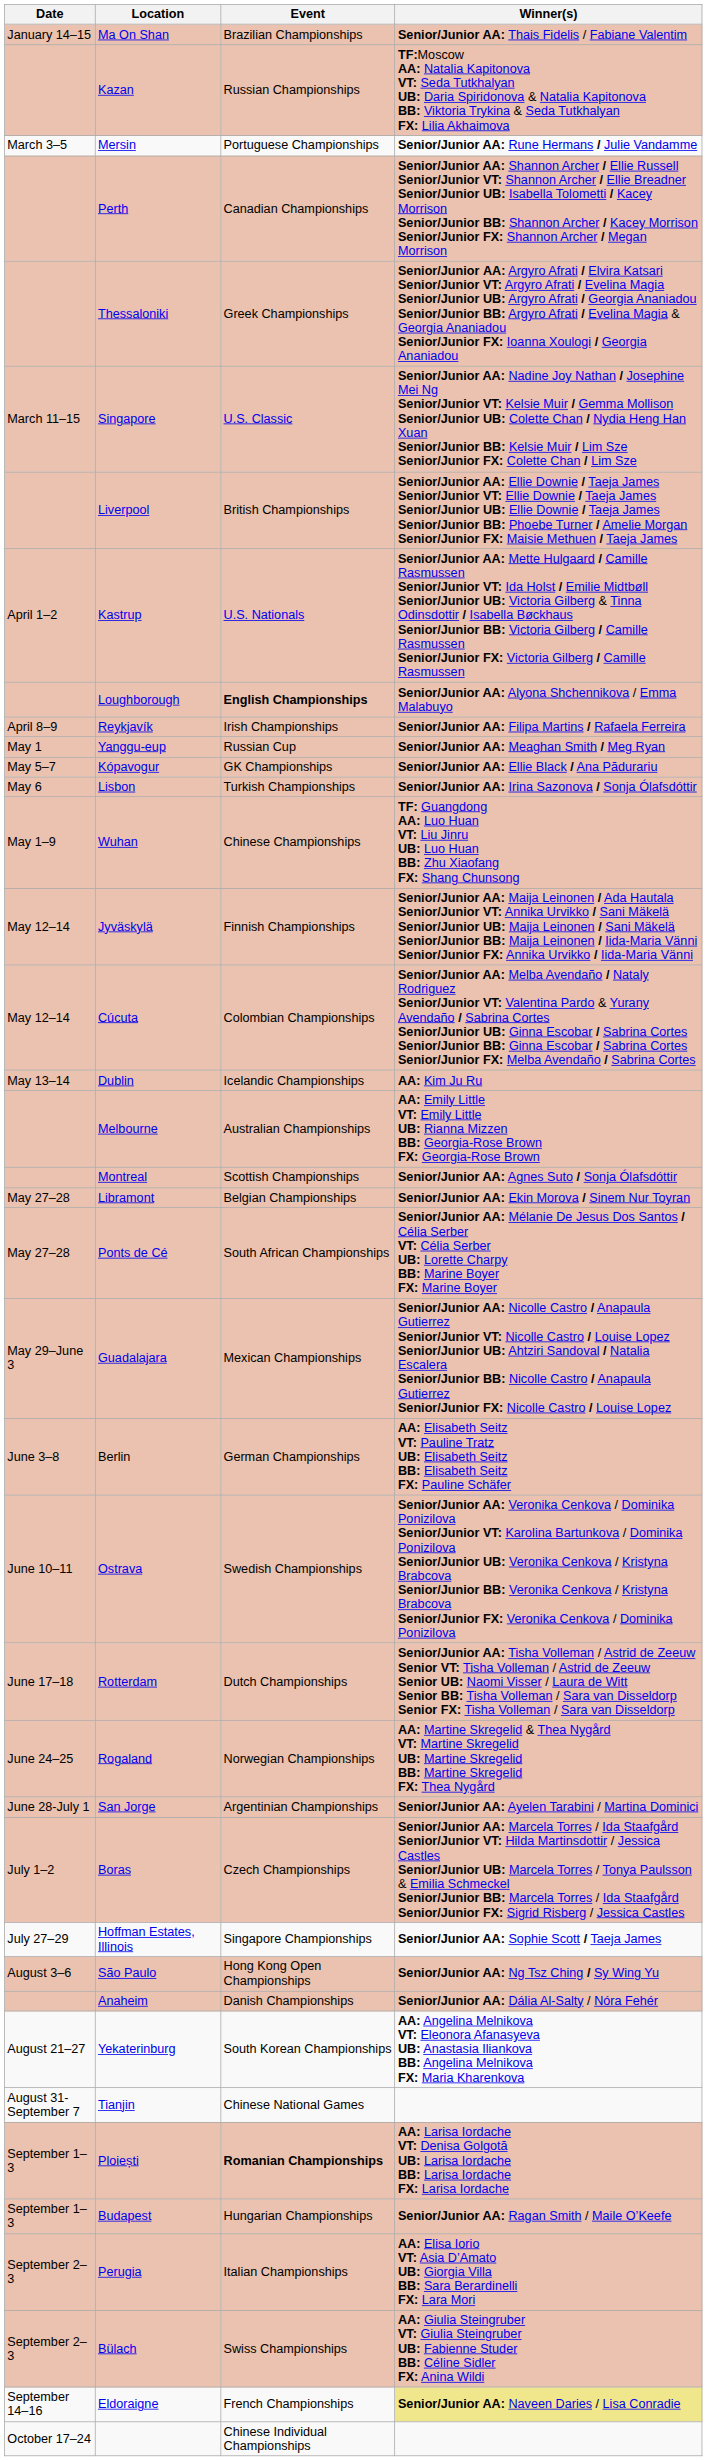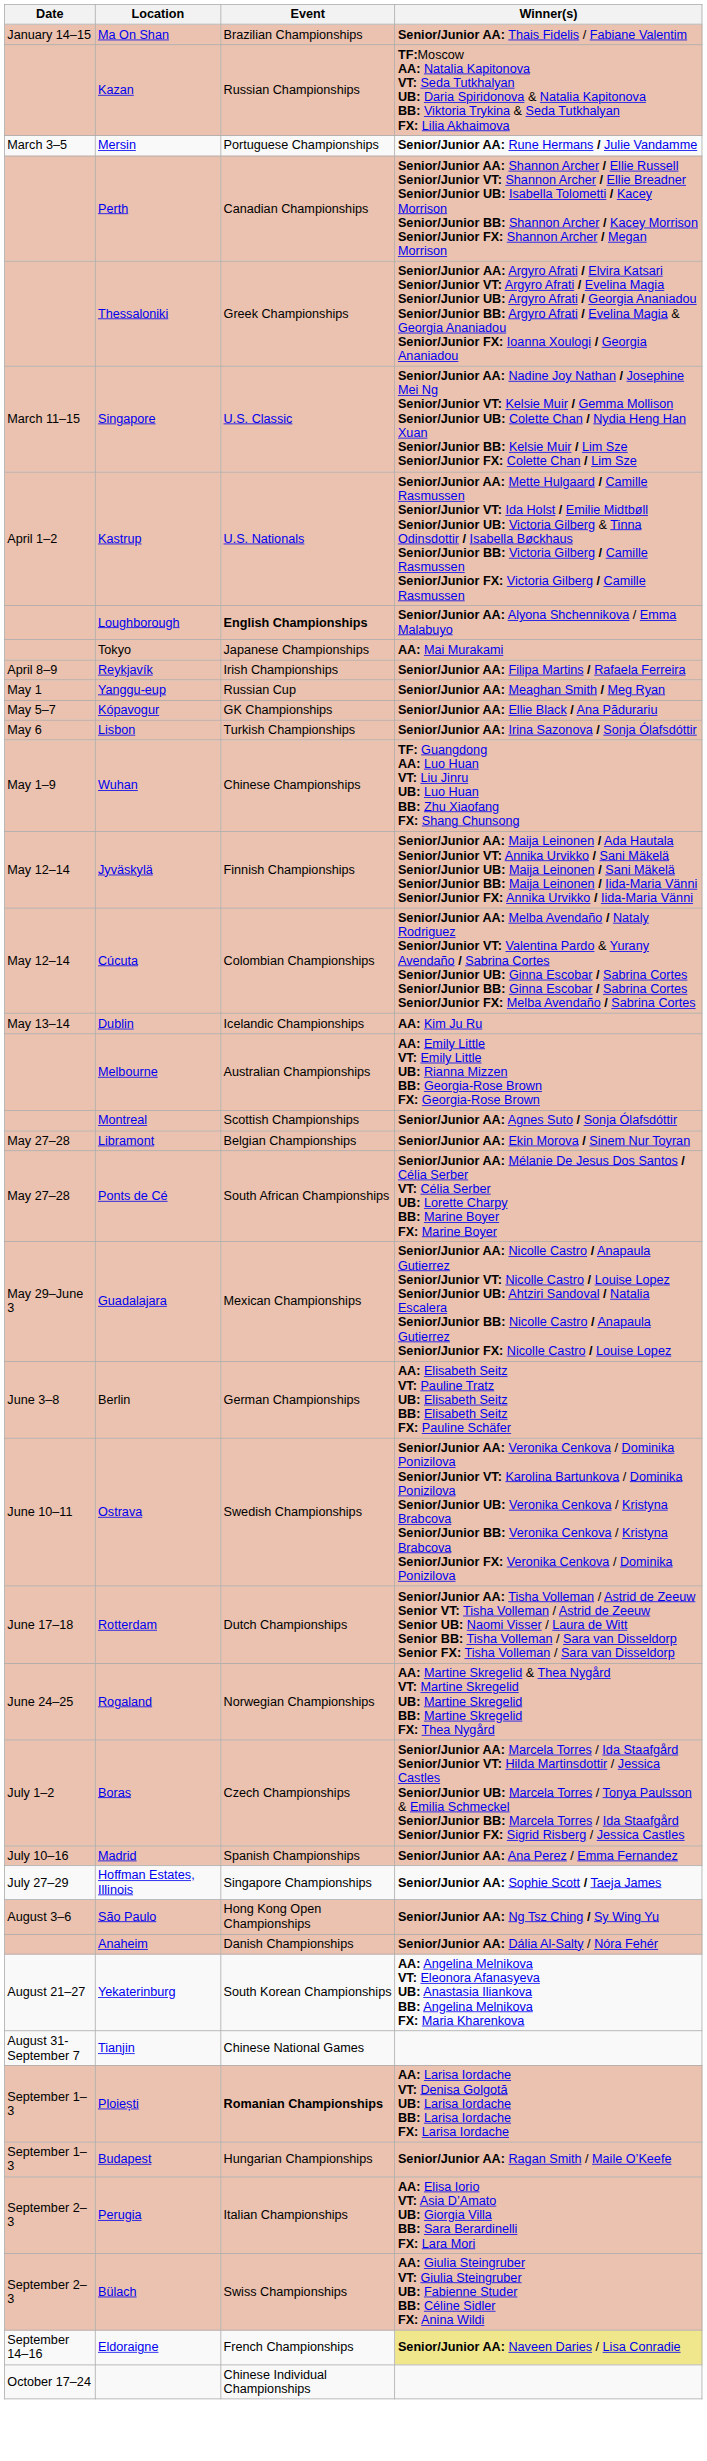- row: (124, 510)
+ row: (114, 649)
- row: (127, 1807)
+ row: (117, 1855)
